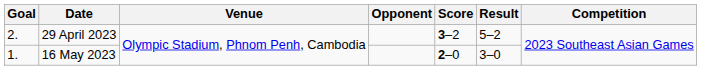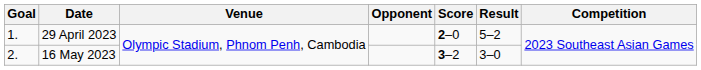(13, 34) 2. -> (13, 34) 1.
(449, 34) 3–2 -> (449, 34) 2–0
(13, 55) 1. -> (13, 55) 2.
(449, 55) 2–0 -> (449, 55) 3–2
